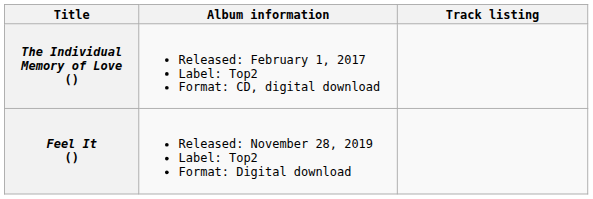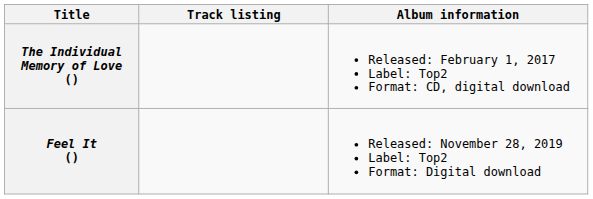columns swapped: (268, 14) <-> (492, 14)
